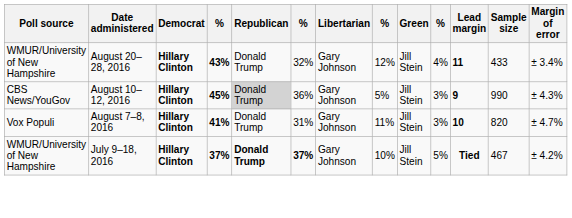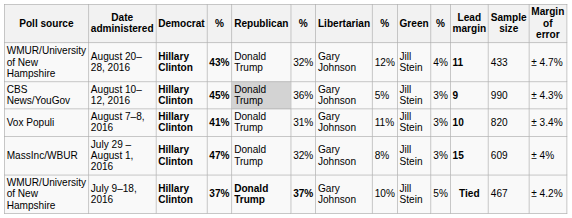(547, 62) ± 3.4% -> (547, 62) ± 4.7%
(547, 122) ± 4.7% -> (547, 122) ± 3.4%
+ row: (112, 155)
